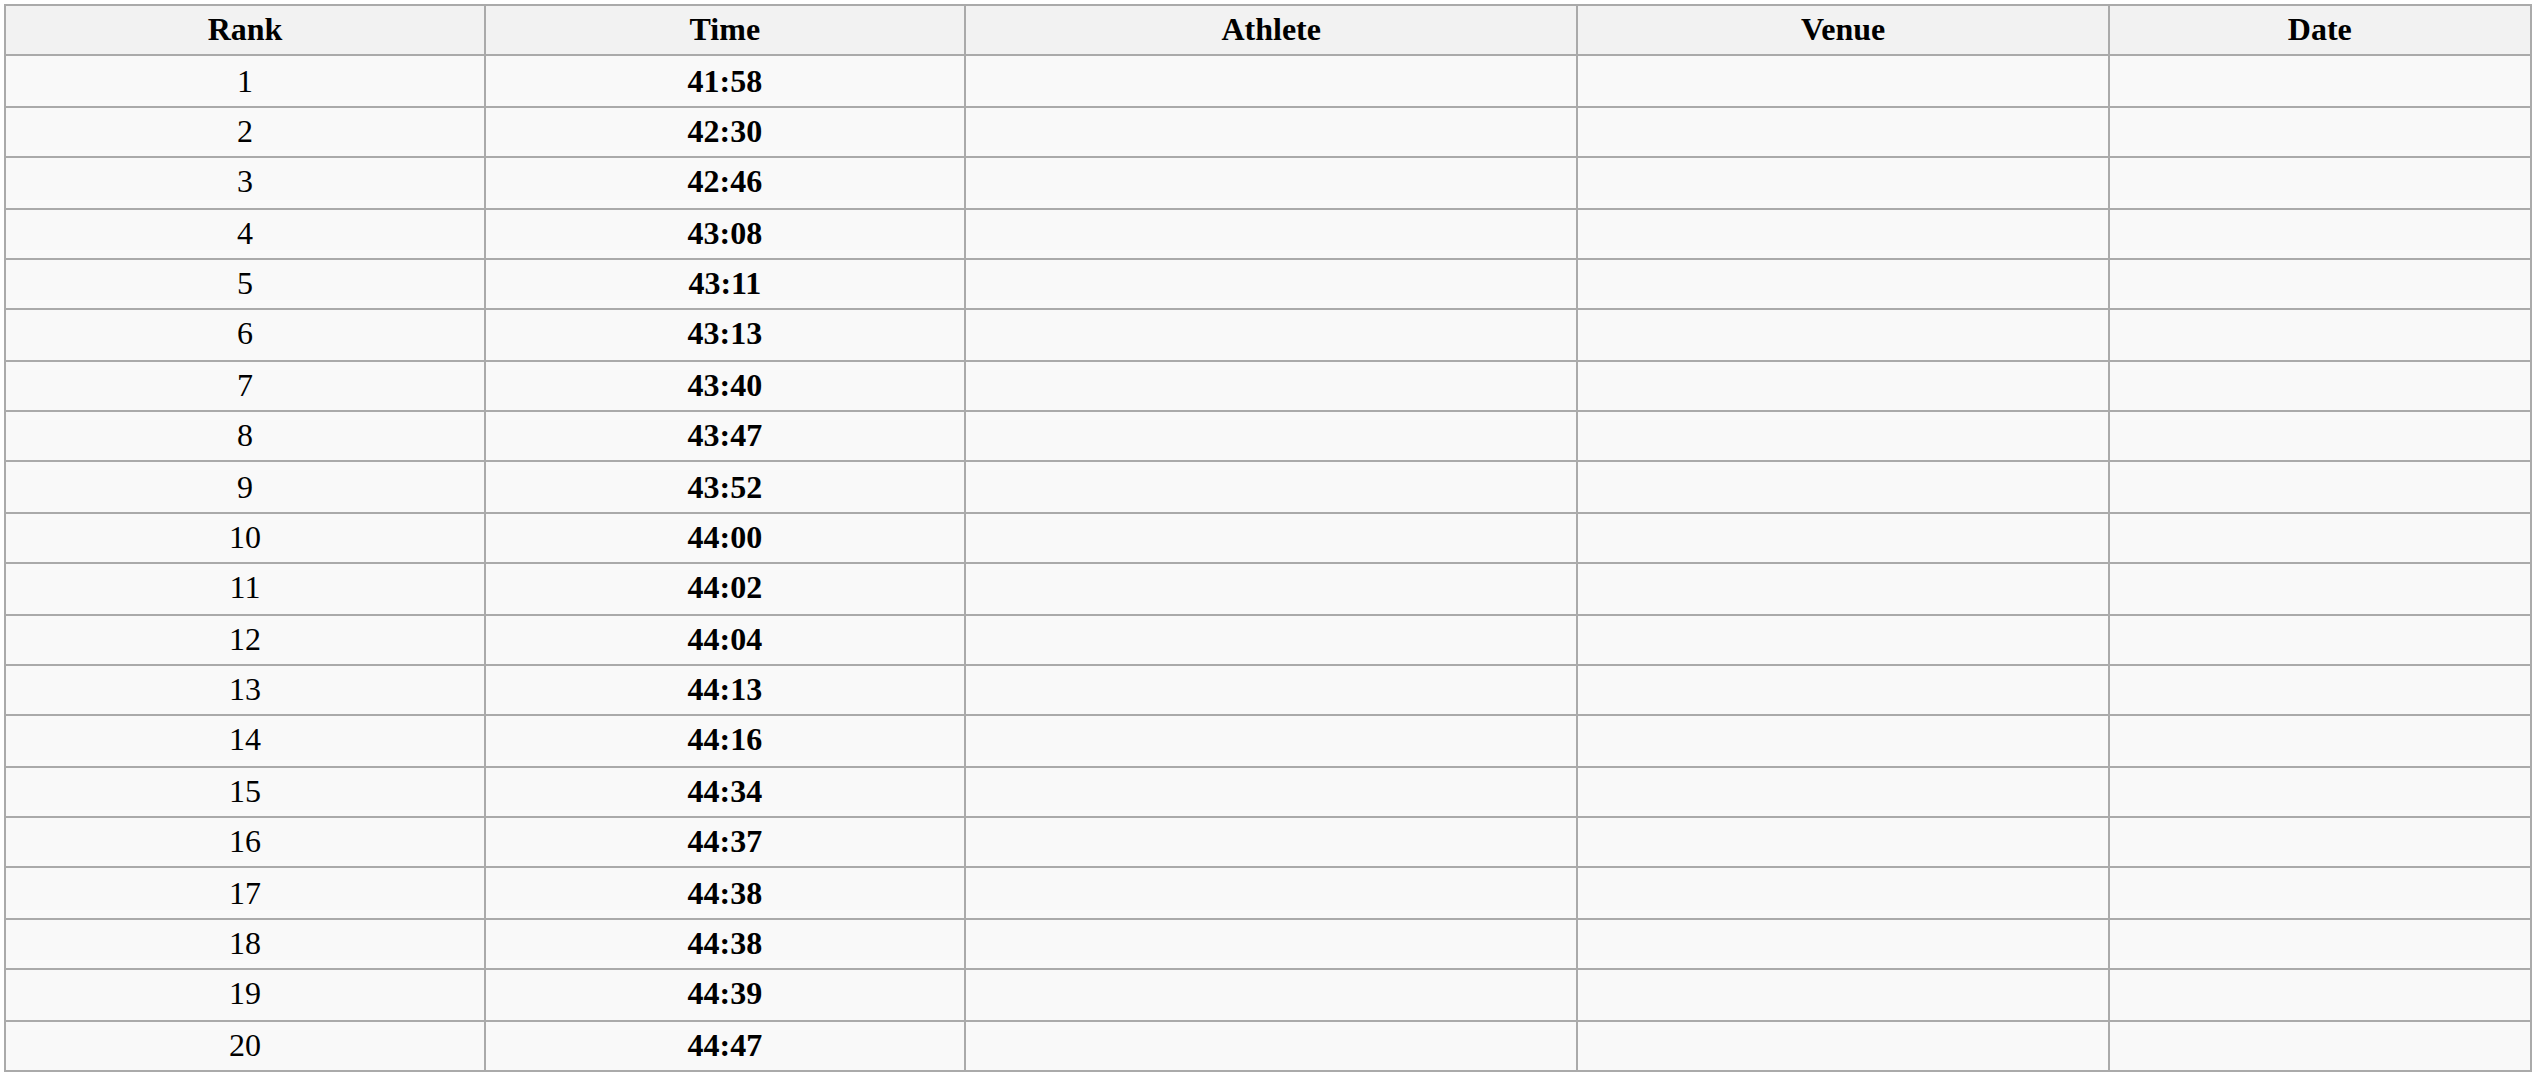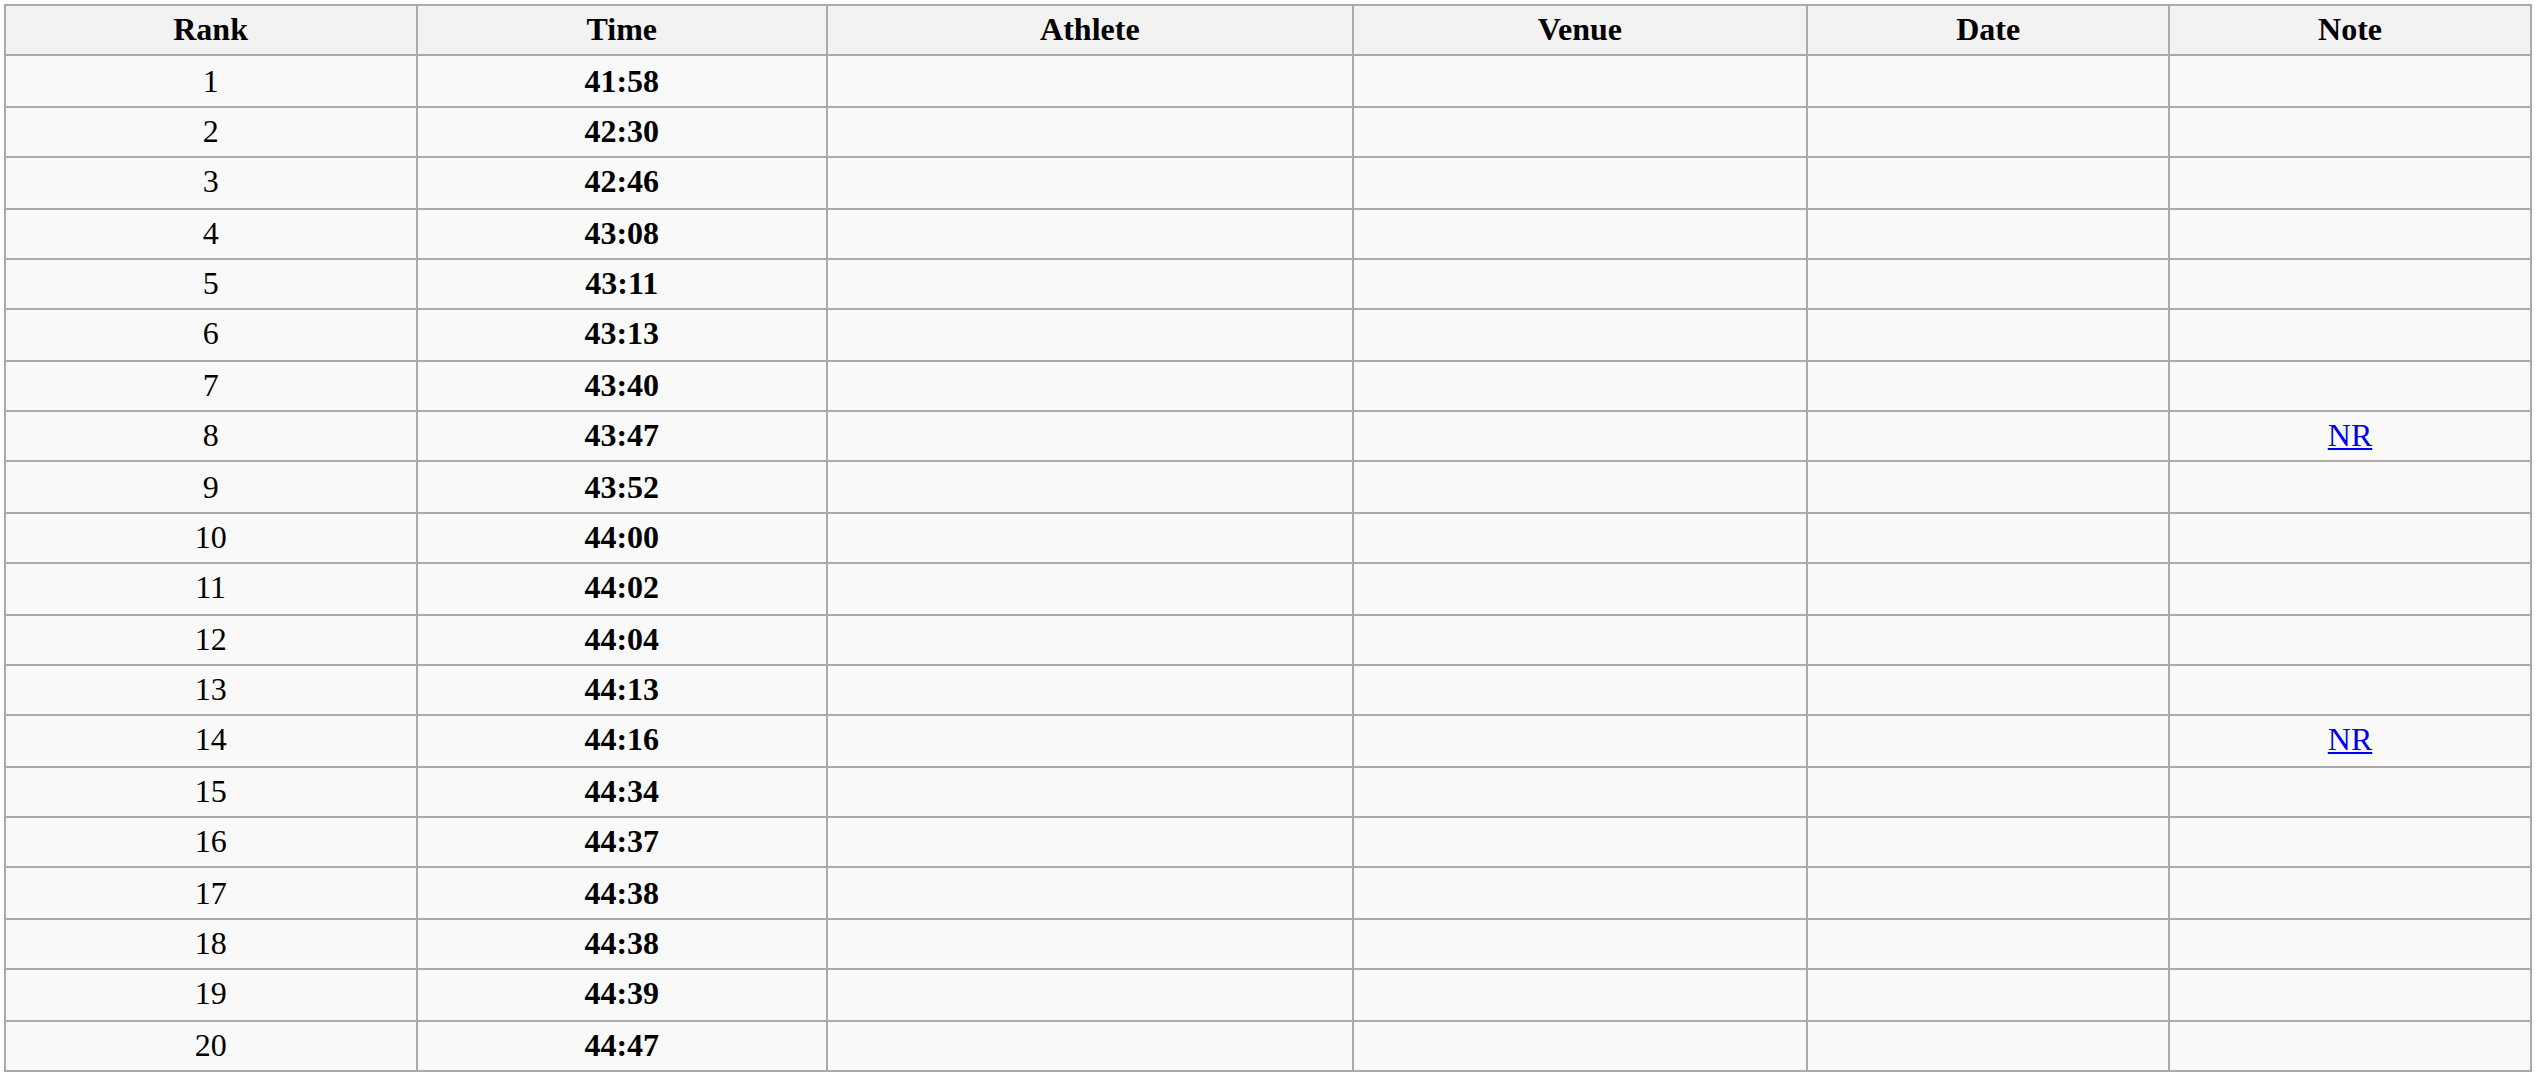+ column: (2350, 29)
